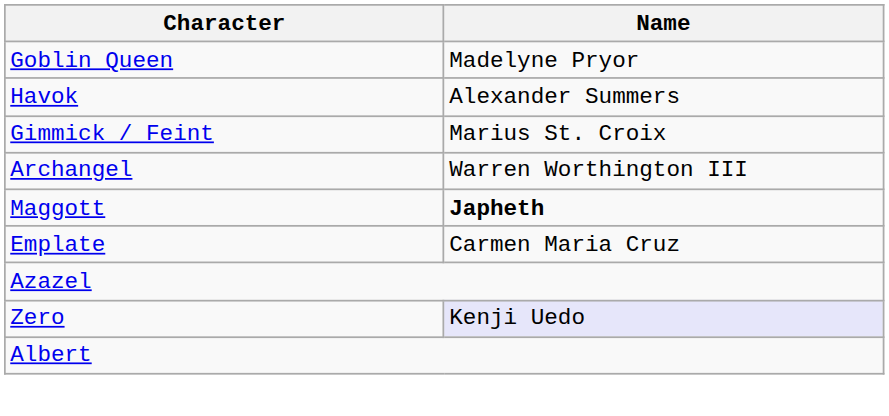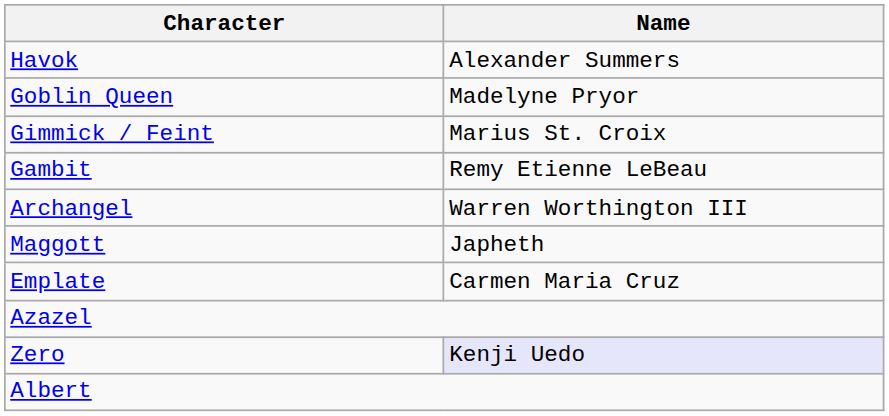rows swapped: (92, 60) <-> (44, 97)
+ row: (51, 171)
(497, 208) bold -> (497, 245) normal
